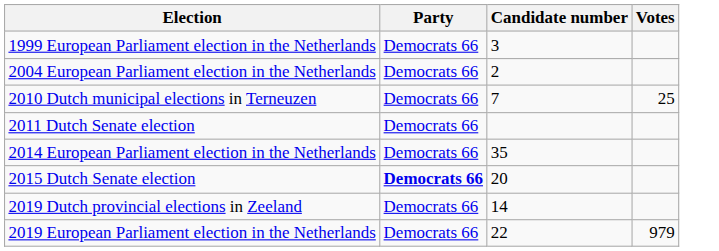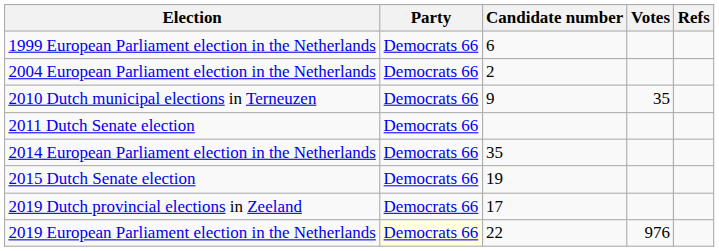+ column: (694, 17)
(495, 44) 3 -> (490, 44) 6
(495, 98) 7 -> (490, 98) 9
(666, 98) 25 -> (662, 98) 35
(433, 179) bold -> (431, 179) normal
(499, 179) 20 -> (495, 179) 19
(499, 206) 14 -> (495, 206) 17
(431, 233) no background -> (431, 233) lightyellow background
(662, 233) 979 -> (657, 233) 976
